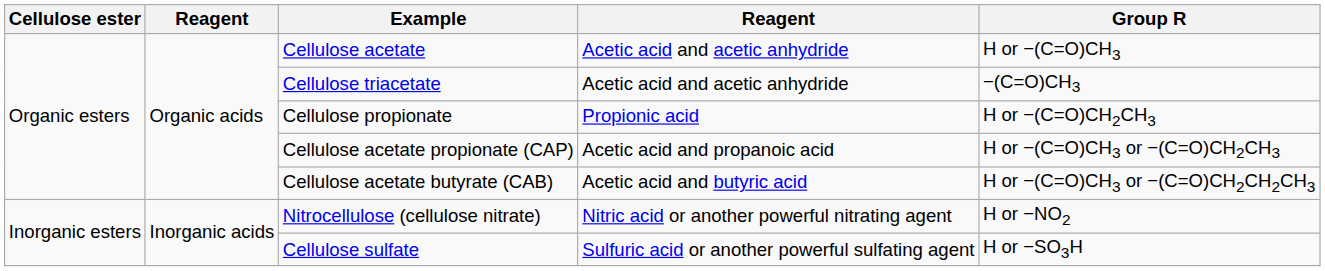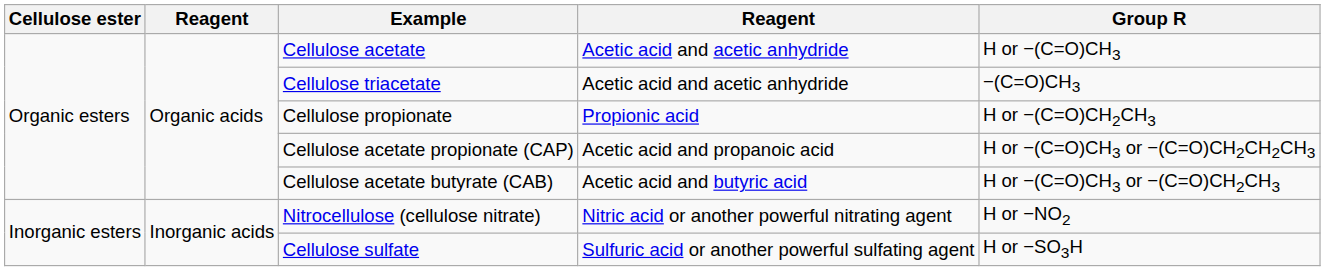(1132, 150) H or −(C=O)CH3 or −(C=O)CH2CH3 -> (1149, 150) H or −(C=O)CH3 or −(C=O)CH2CH2CH3
(1149, 183) H or −(C=O)CH3 or −(C=O)CH2CH2CH3 -> (1132, 183) H or −(C=O)CH3 or −(C=O)CH2CH3
